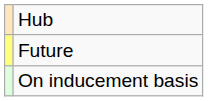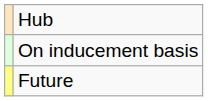rows swapped: (46, 50) <-> (108, 80)
